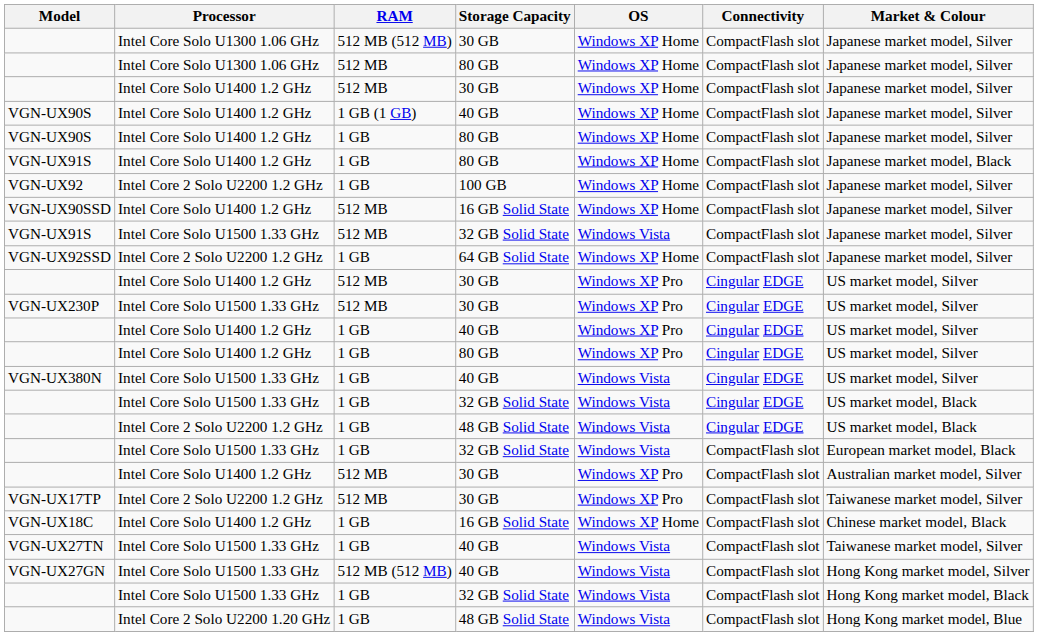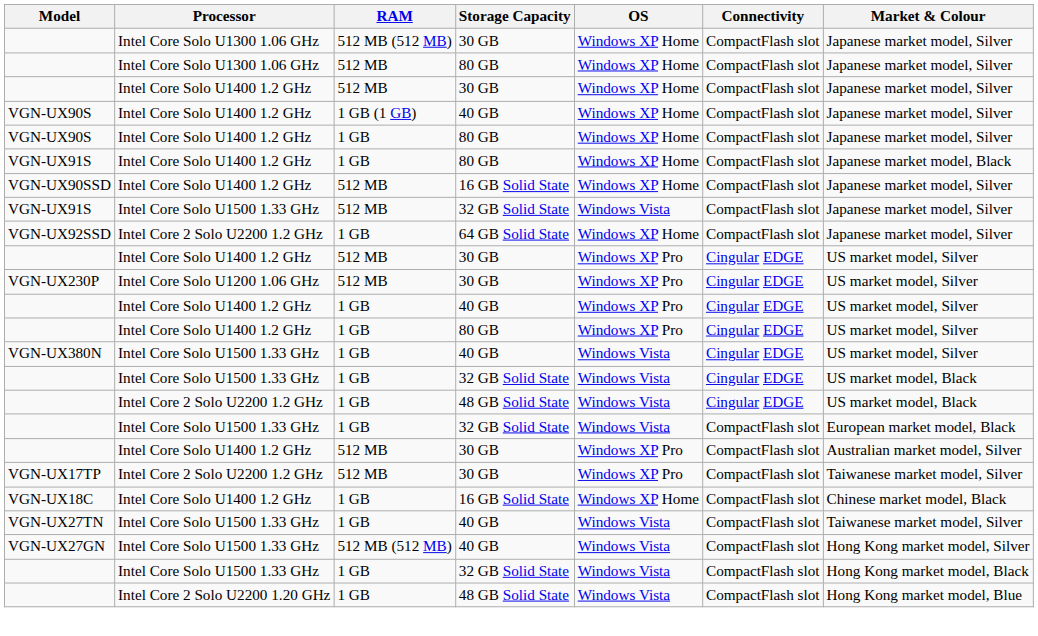- row: (46, 185)
(218, 305) Intel Core Solo U1500 1.33 GHz -> (218, 281) Intel Core Solo U1200 1.06 GHz
